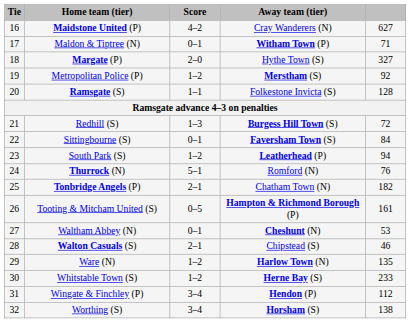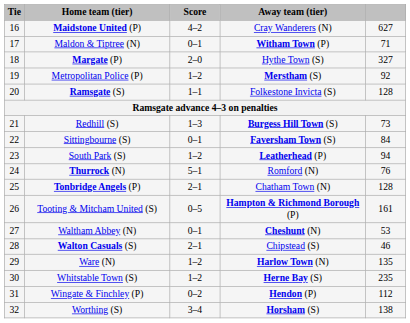(386, 124) 72 -> (386, 124) 73
(386, 187) 182 -> (386, 187) 128
(386, 278) 233 -> (386, 278) 235
(195, 294) 3–4 -> (195, 294) 0–2
